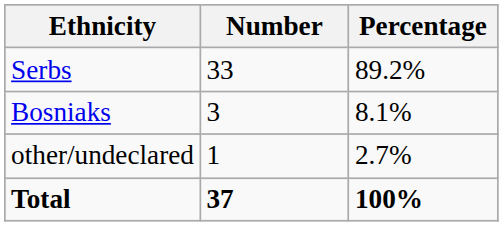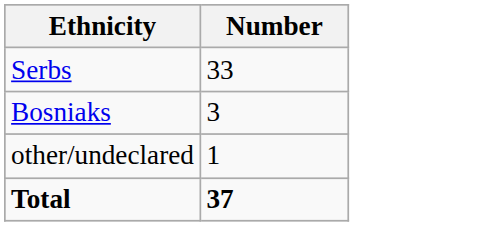- column: (423, 26)
